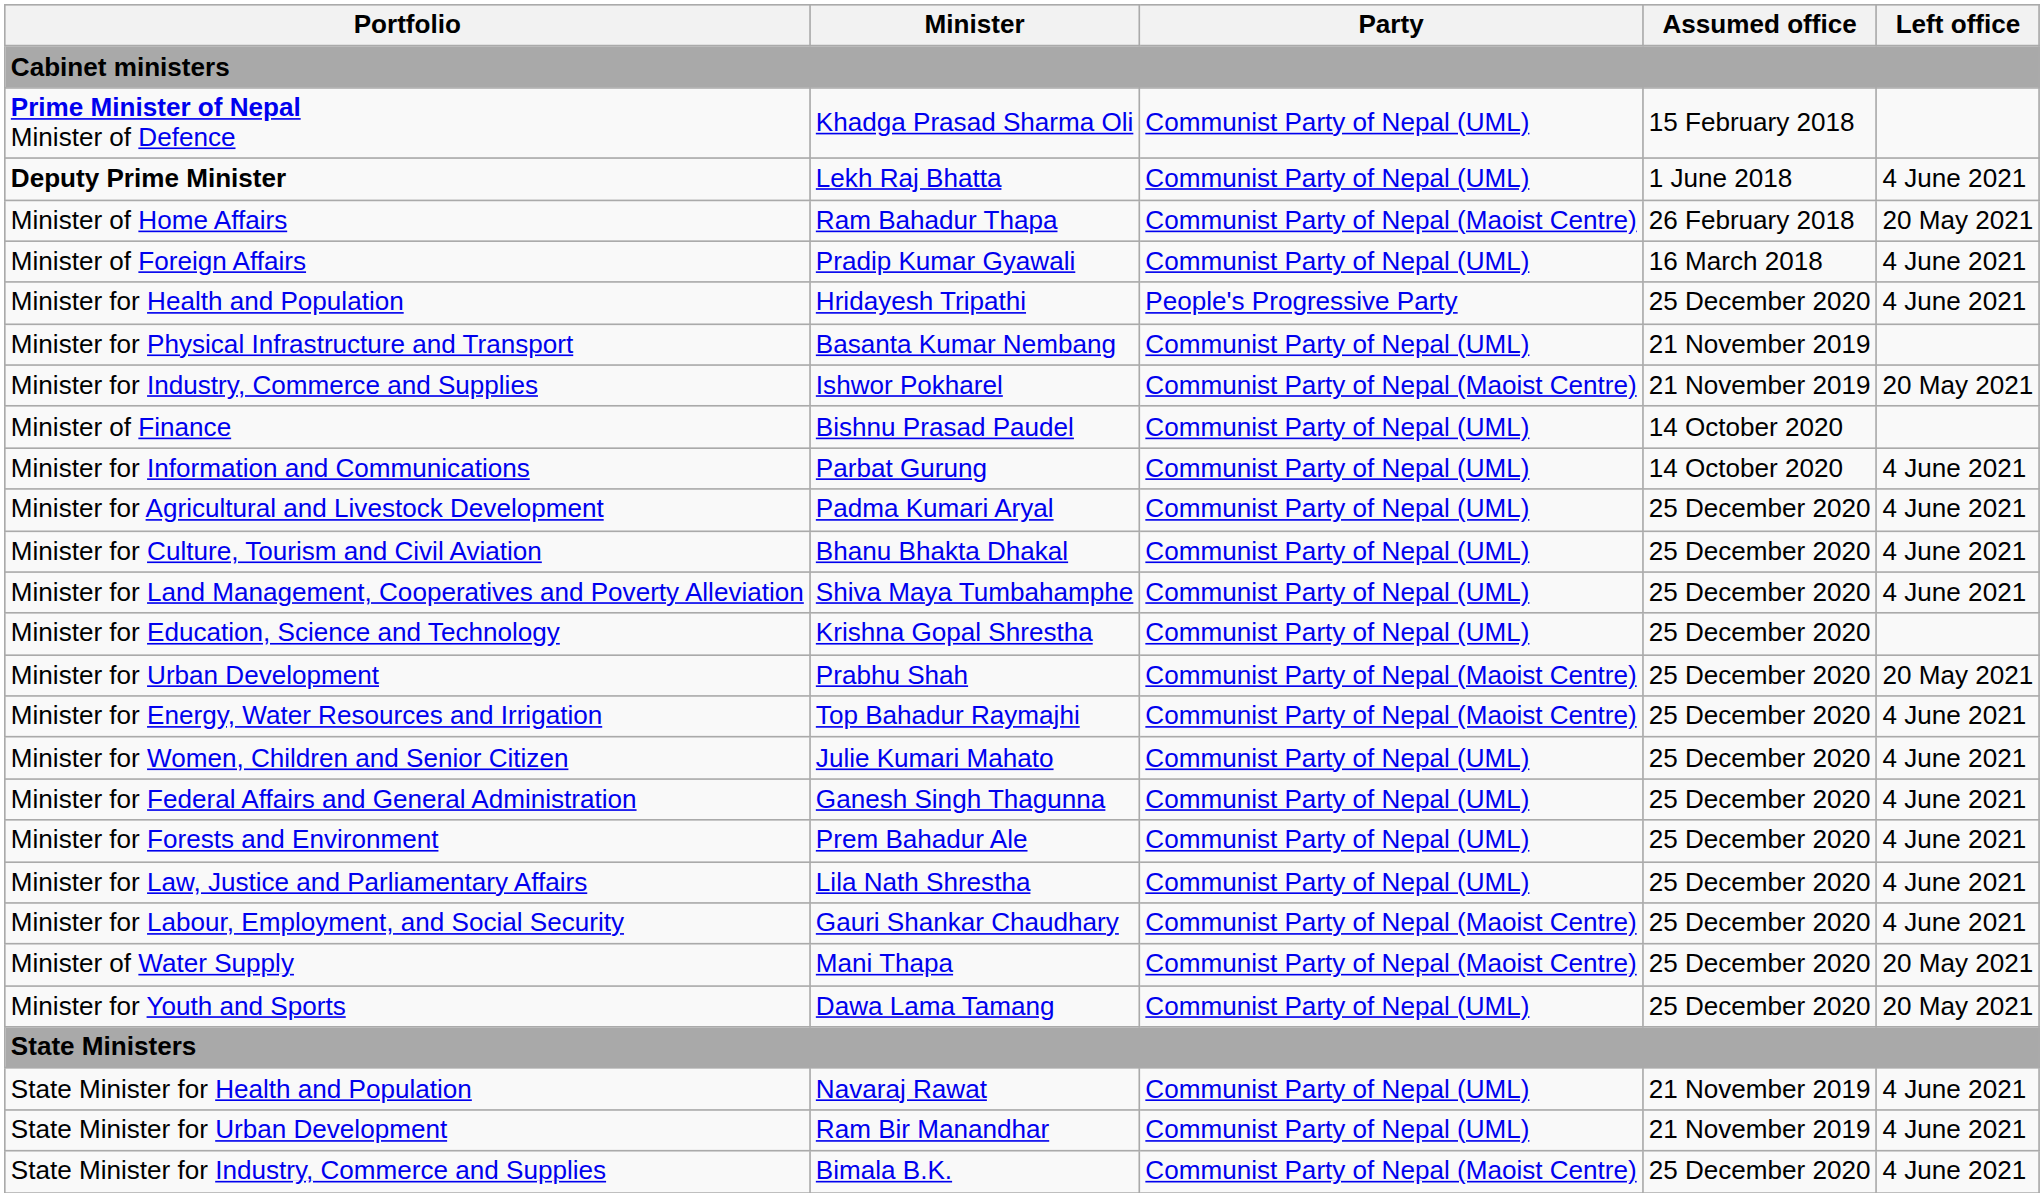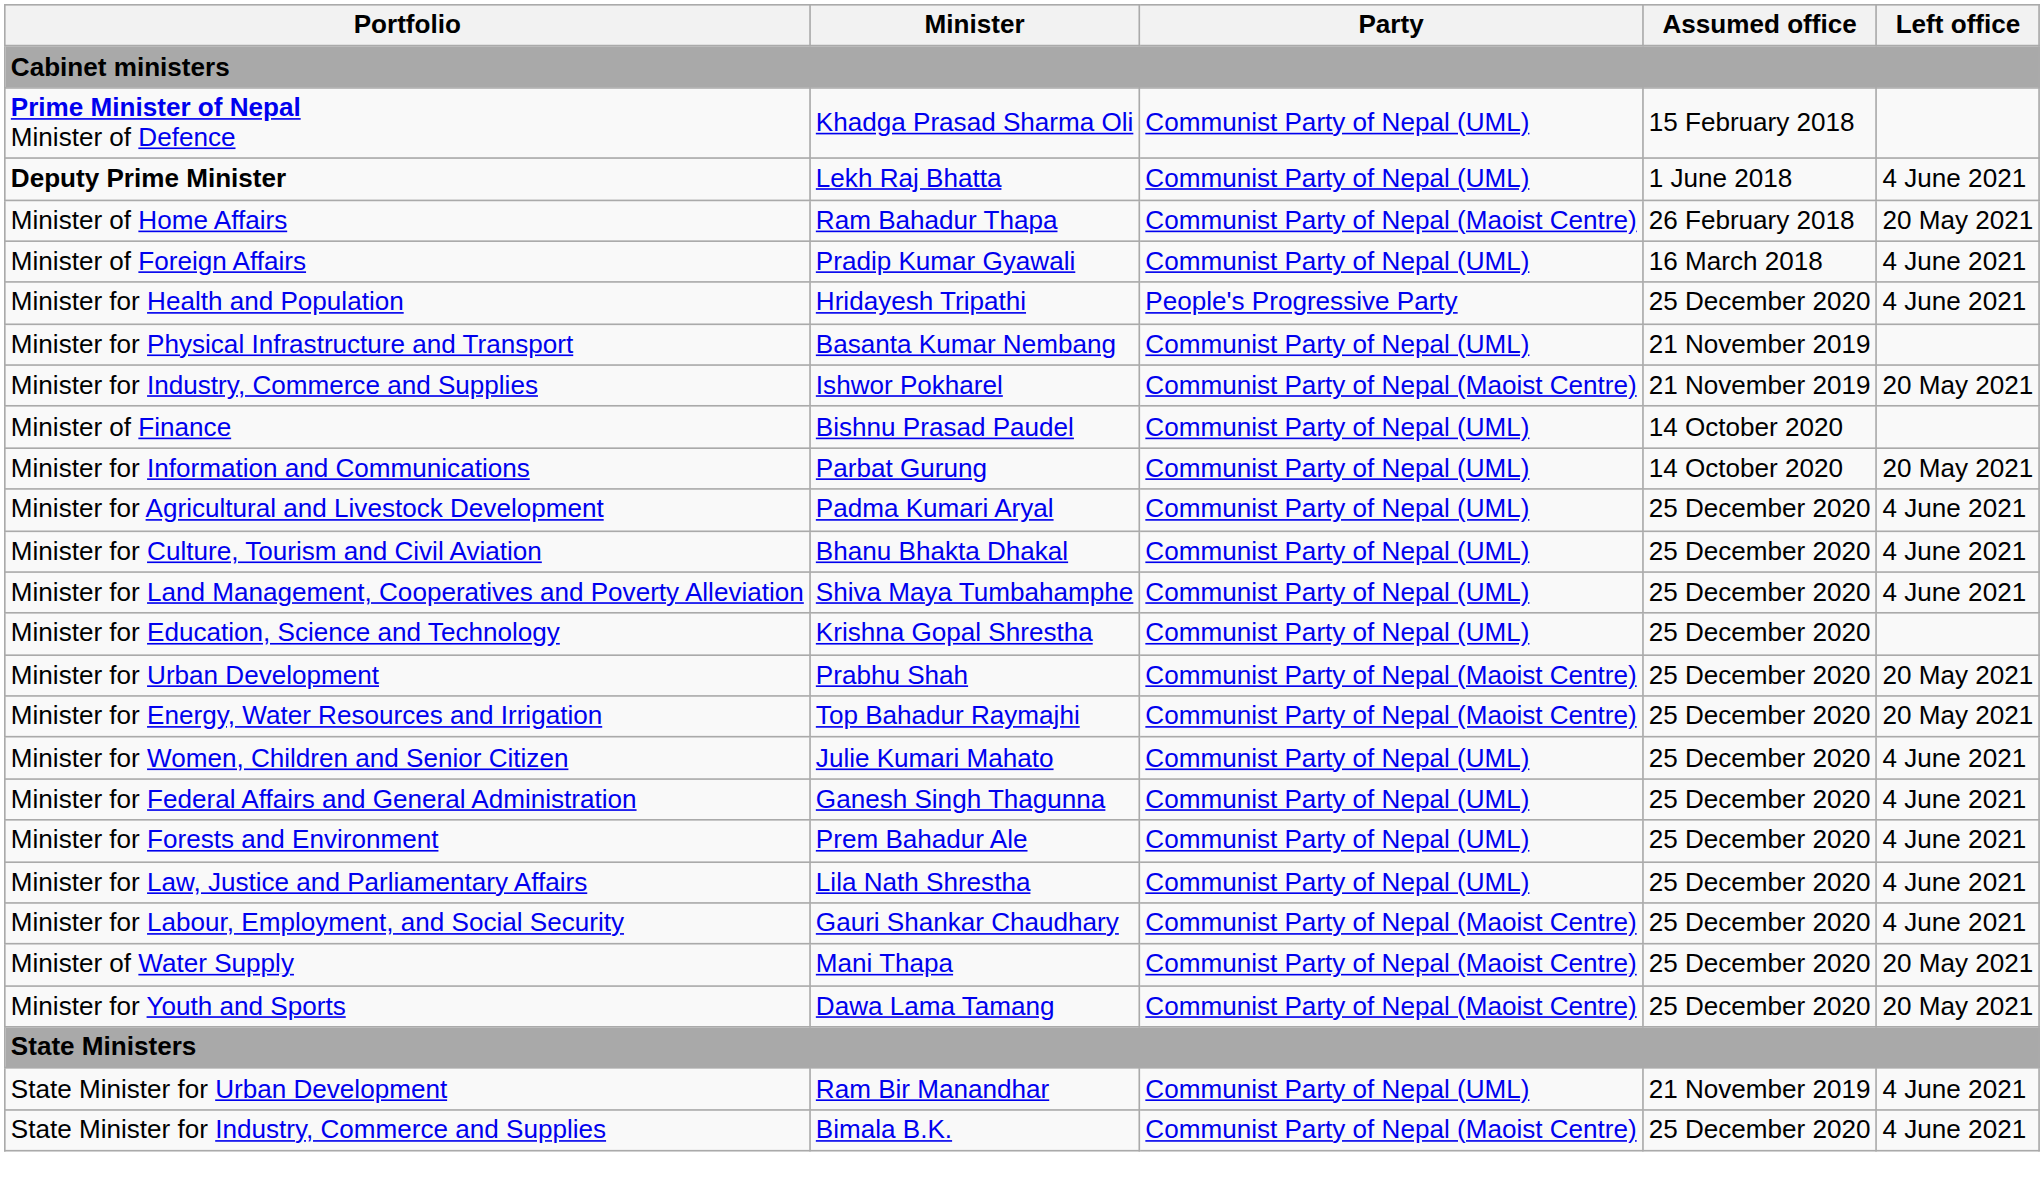(1954, 468) 4 June 2021 -> (1958, 468) 20 May 2021
(1954, 716) 4 June 2021 -> (1958, 716) 20 May 2021
(1337, 1005) Communist Party of Nepal (UML) -> (1391, 1005) Communist Party of Nepal (Maoist Centre)
- row: (241, 1088)
